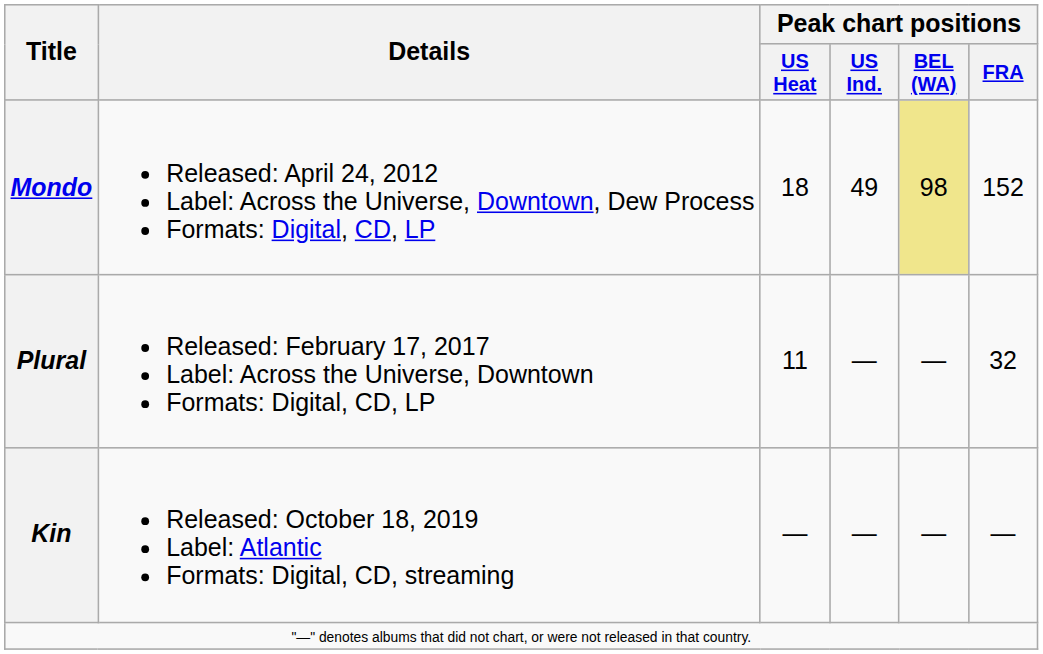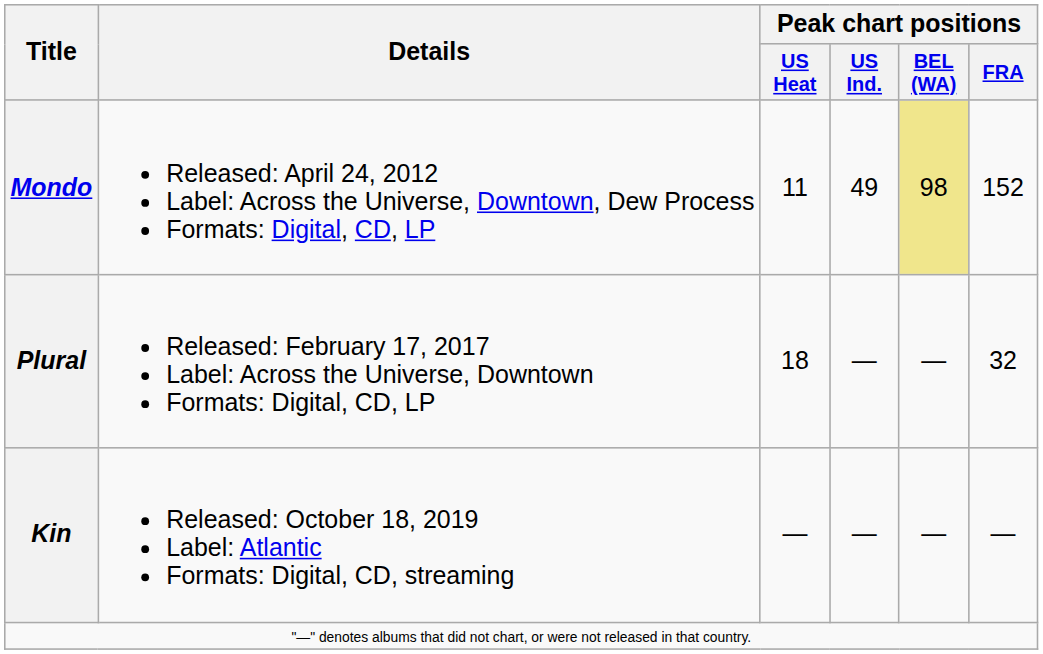(795, 187) 18 -> (795, 187) 11
(795, 361) 11 -> (795, 361) 18
